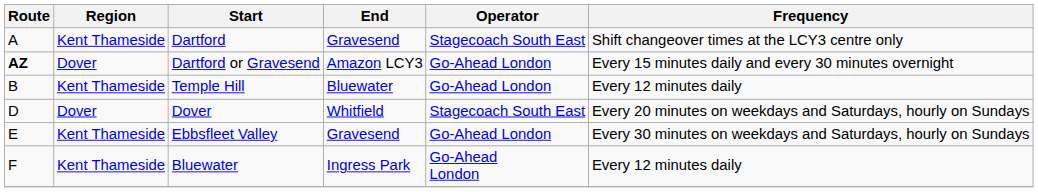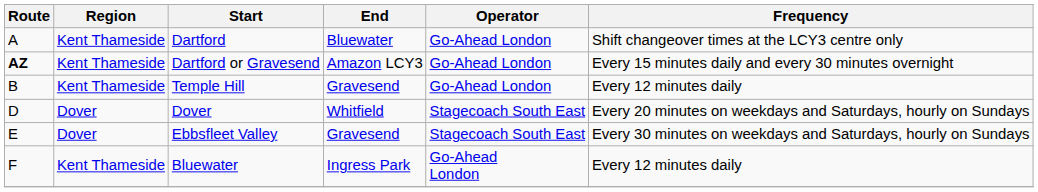(363, 39) Gravesend -> (360, 39) Bluewater
(507, 39) Stagecoach South East -> (490, 39) Go-Ahead London
(77, 63) Dover -> (111, 63) Kent Thameside
(360, 87) Bluewater -> (363, 87) Gravesend
(111, 134) Kent Thameside -> (77, 134) Dover
(490, 134) Go-Ahead London -> (507, 134) Stagecoach South East
